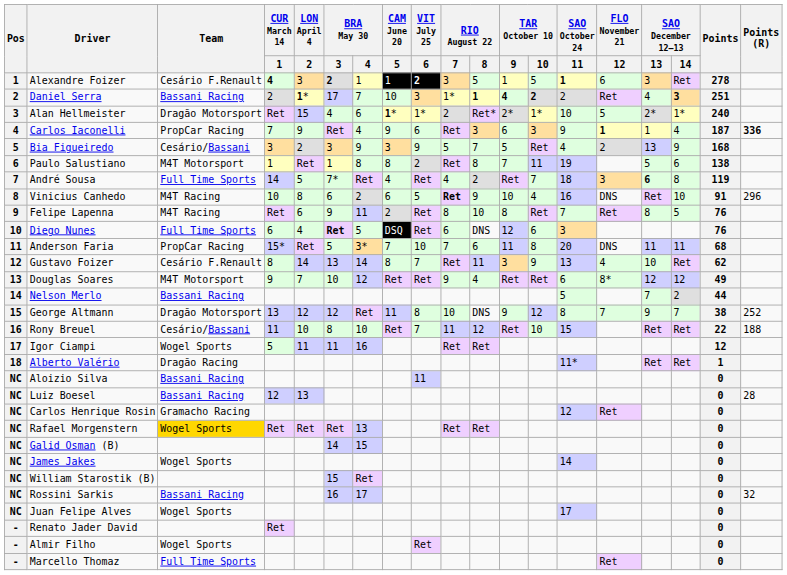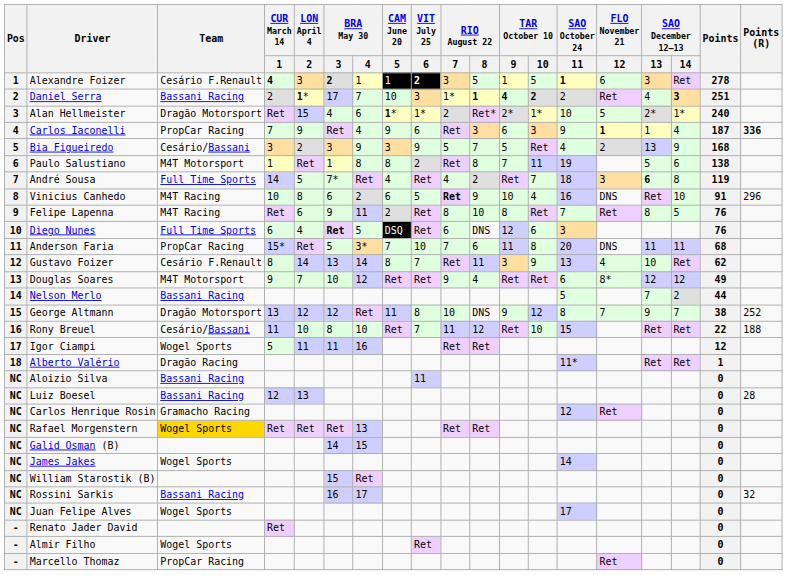(208, 561) Full Time Sports -> (202, 561) PropCar Racing
